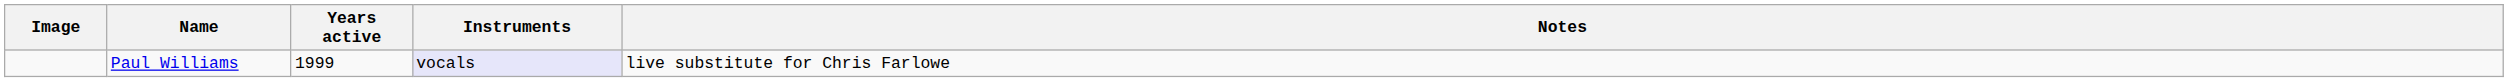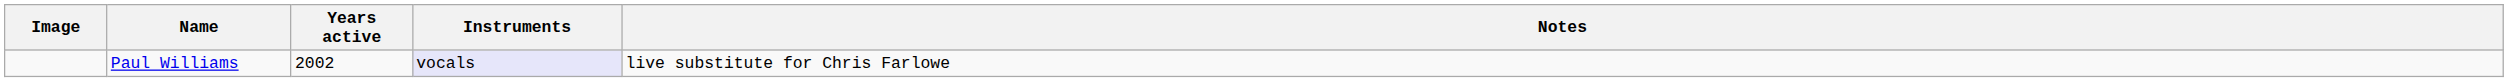(315, 64) 1999 -> (315, 64) 2002
